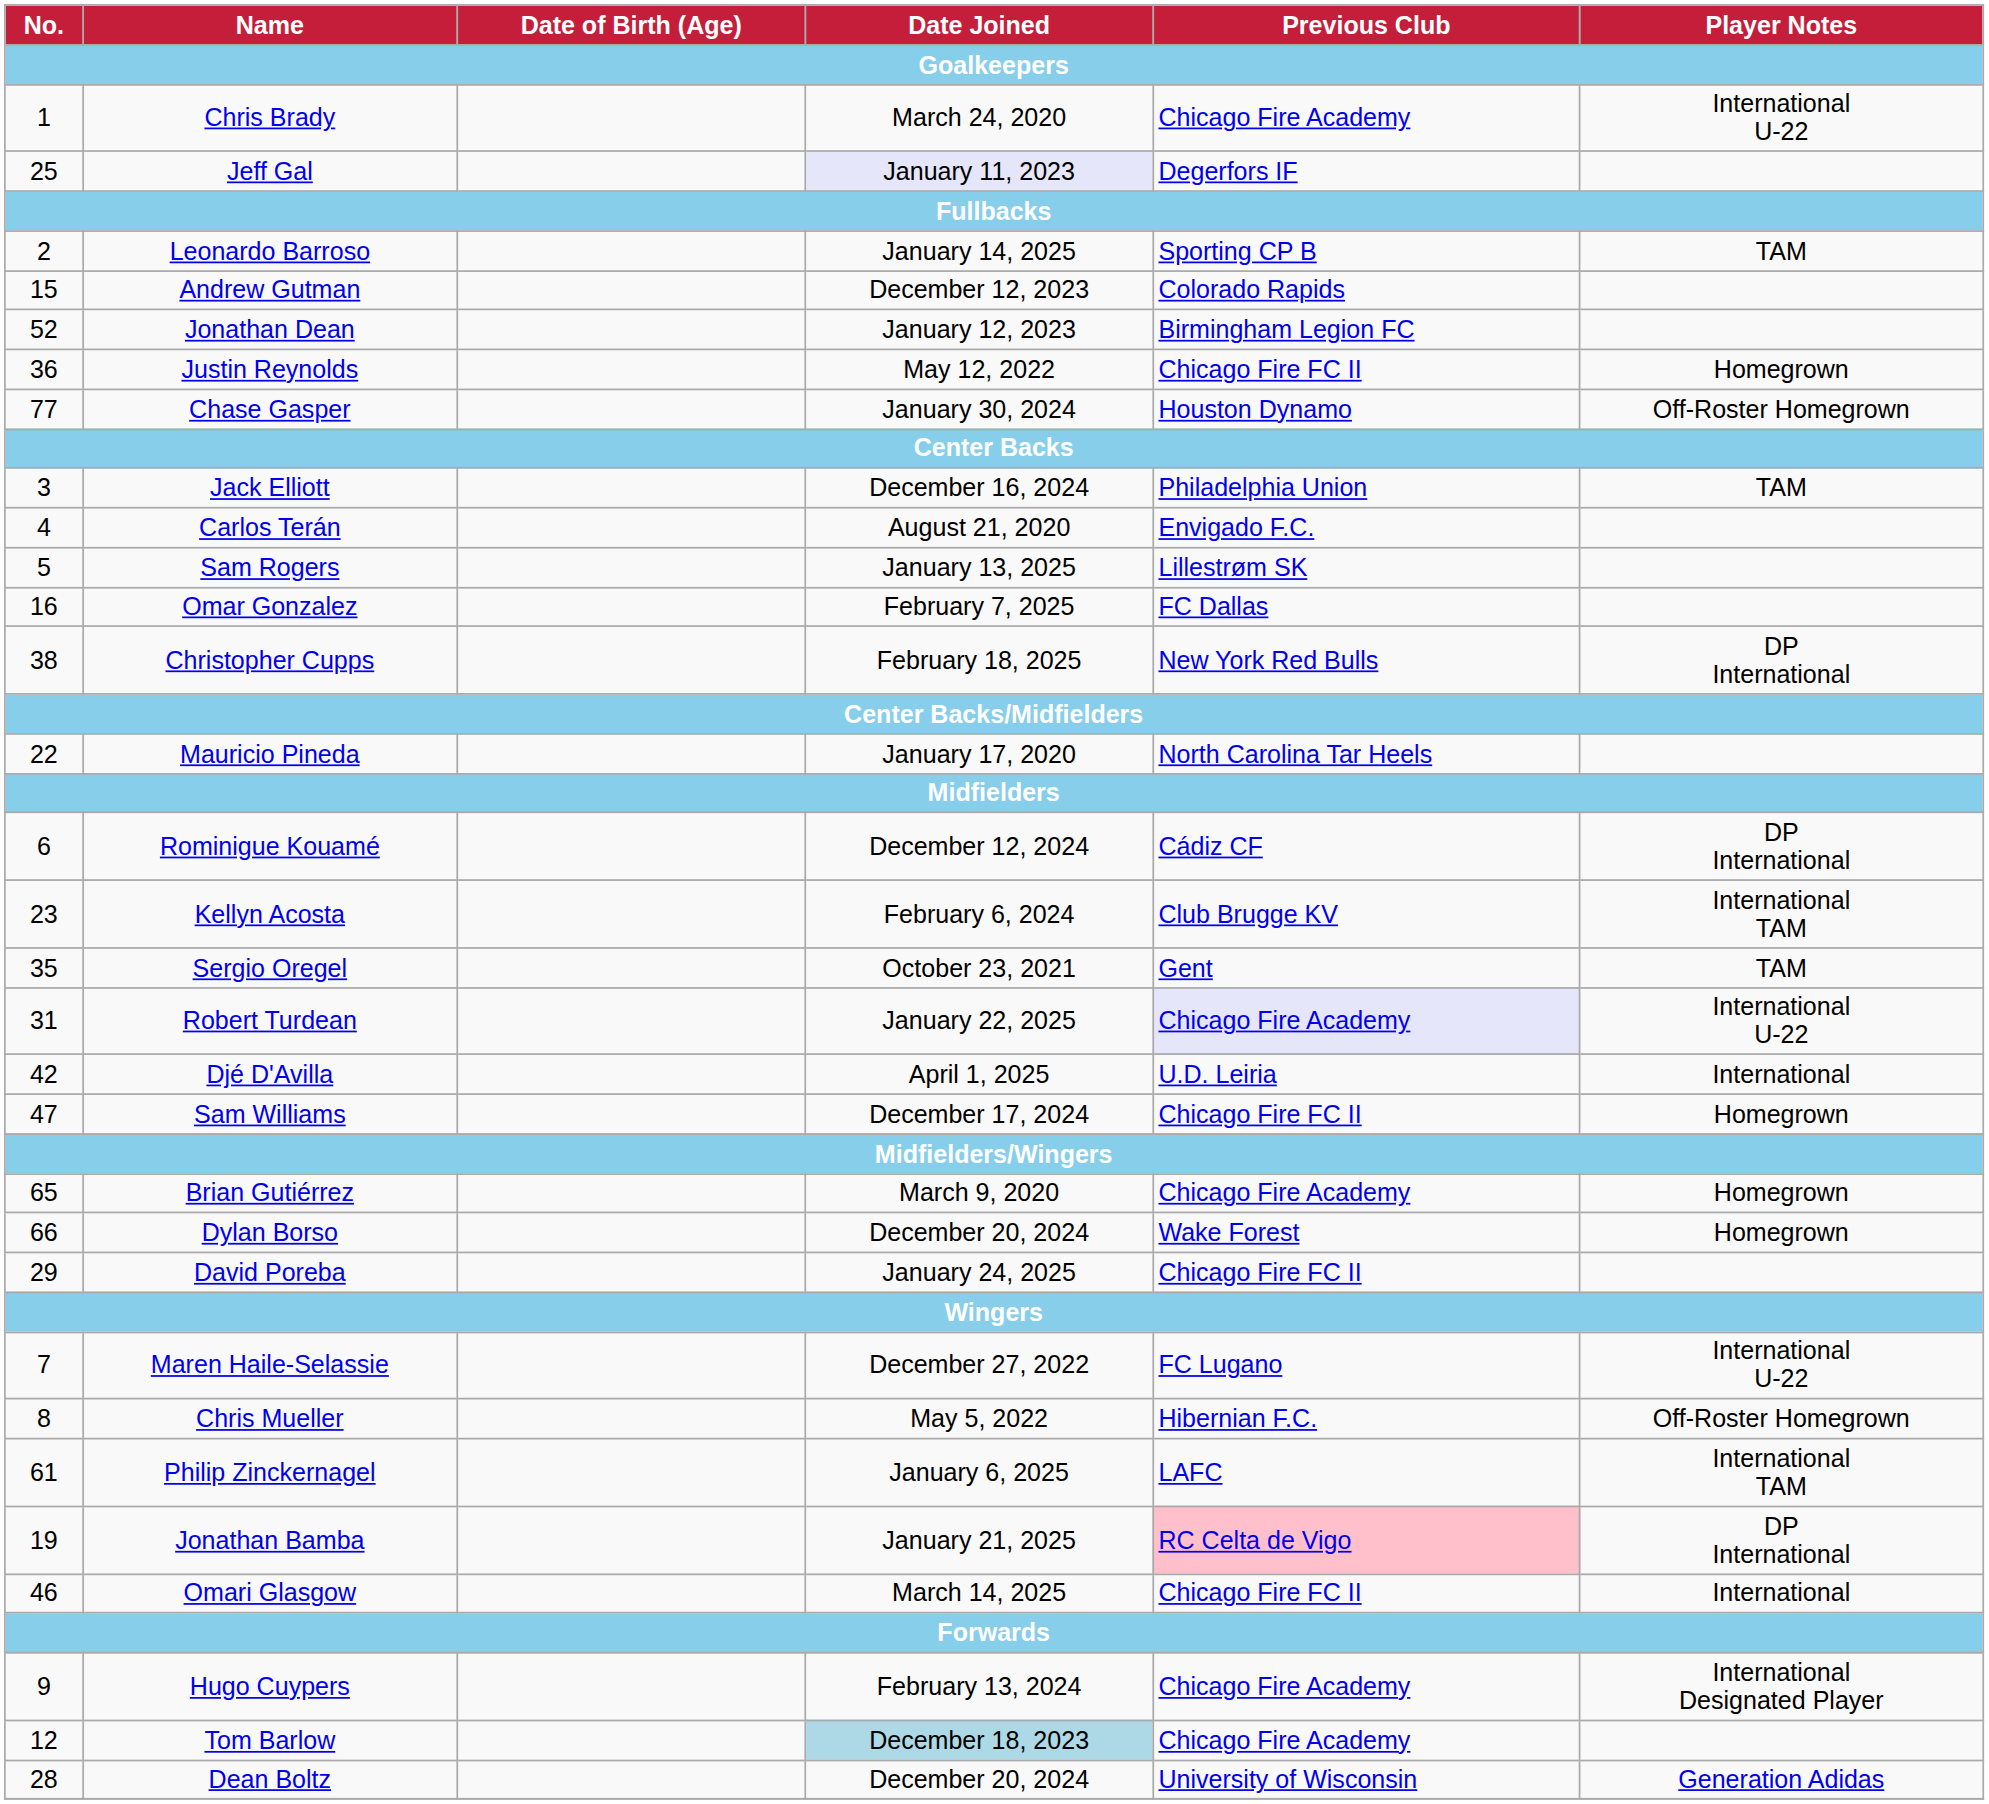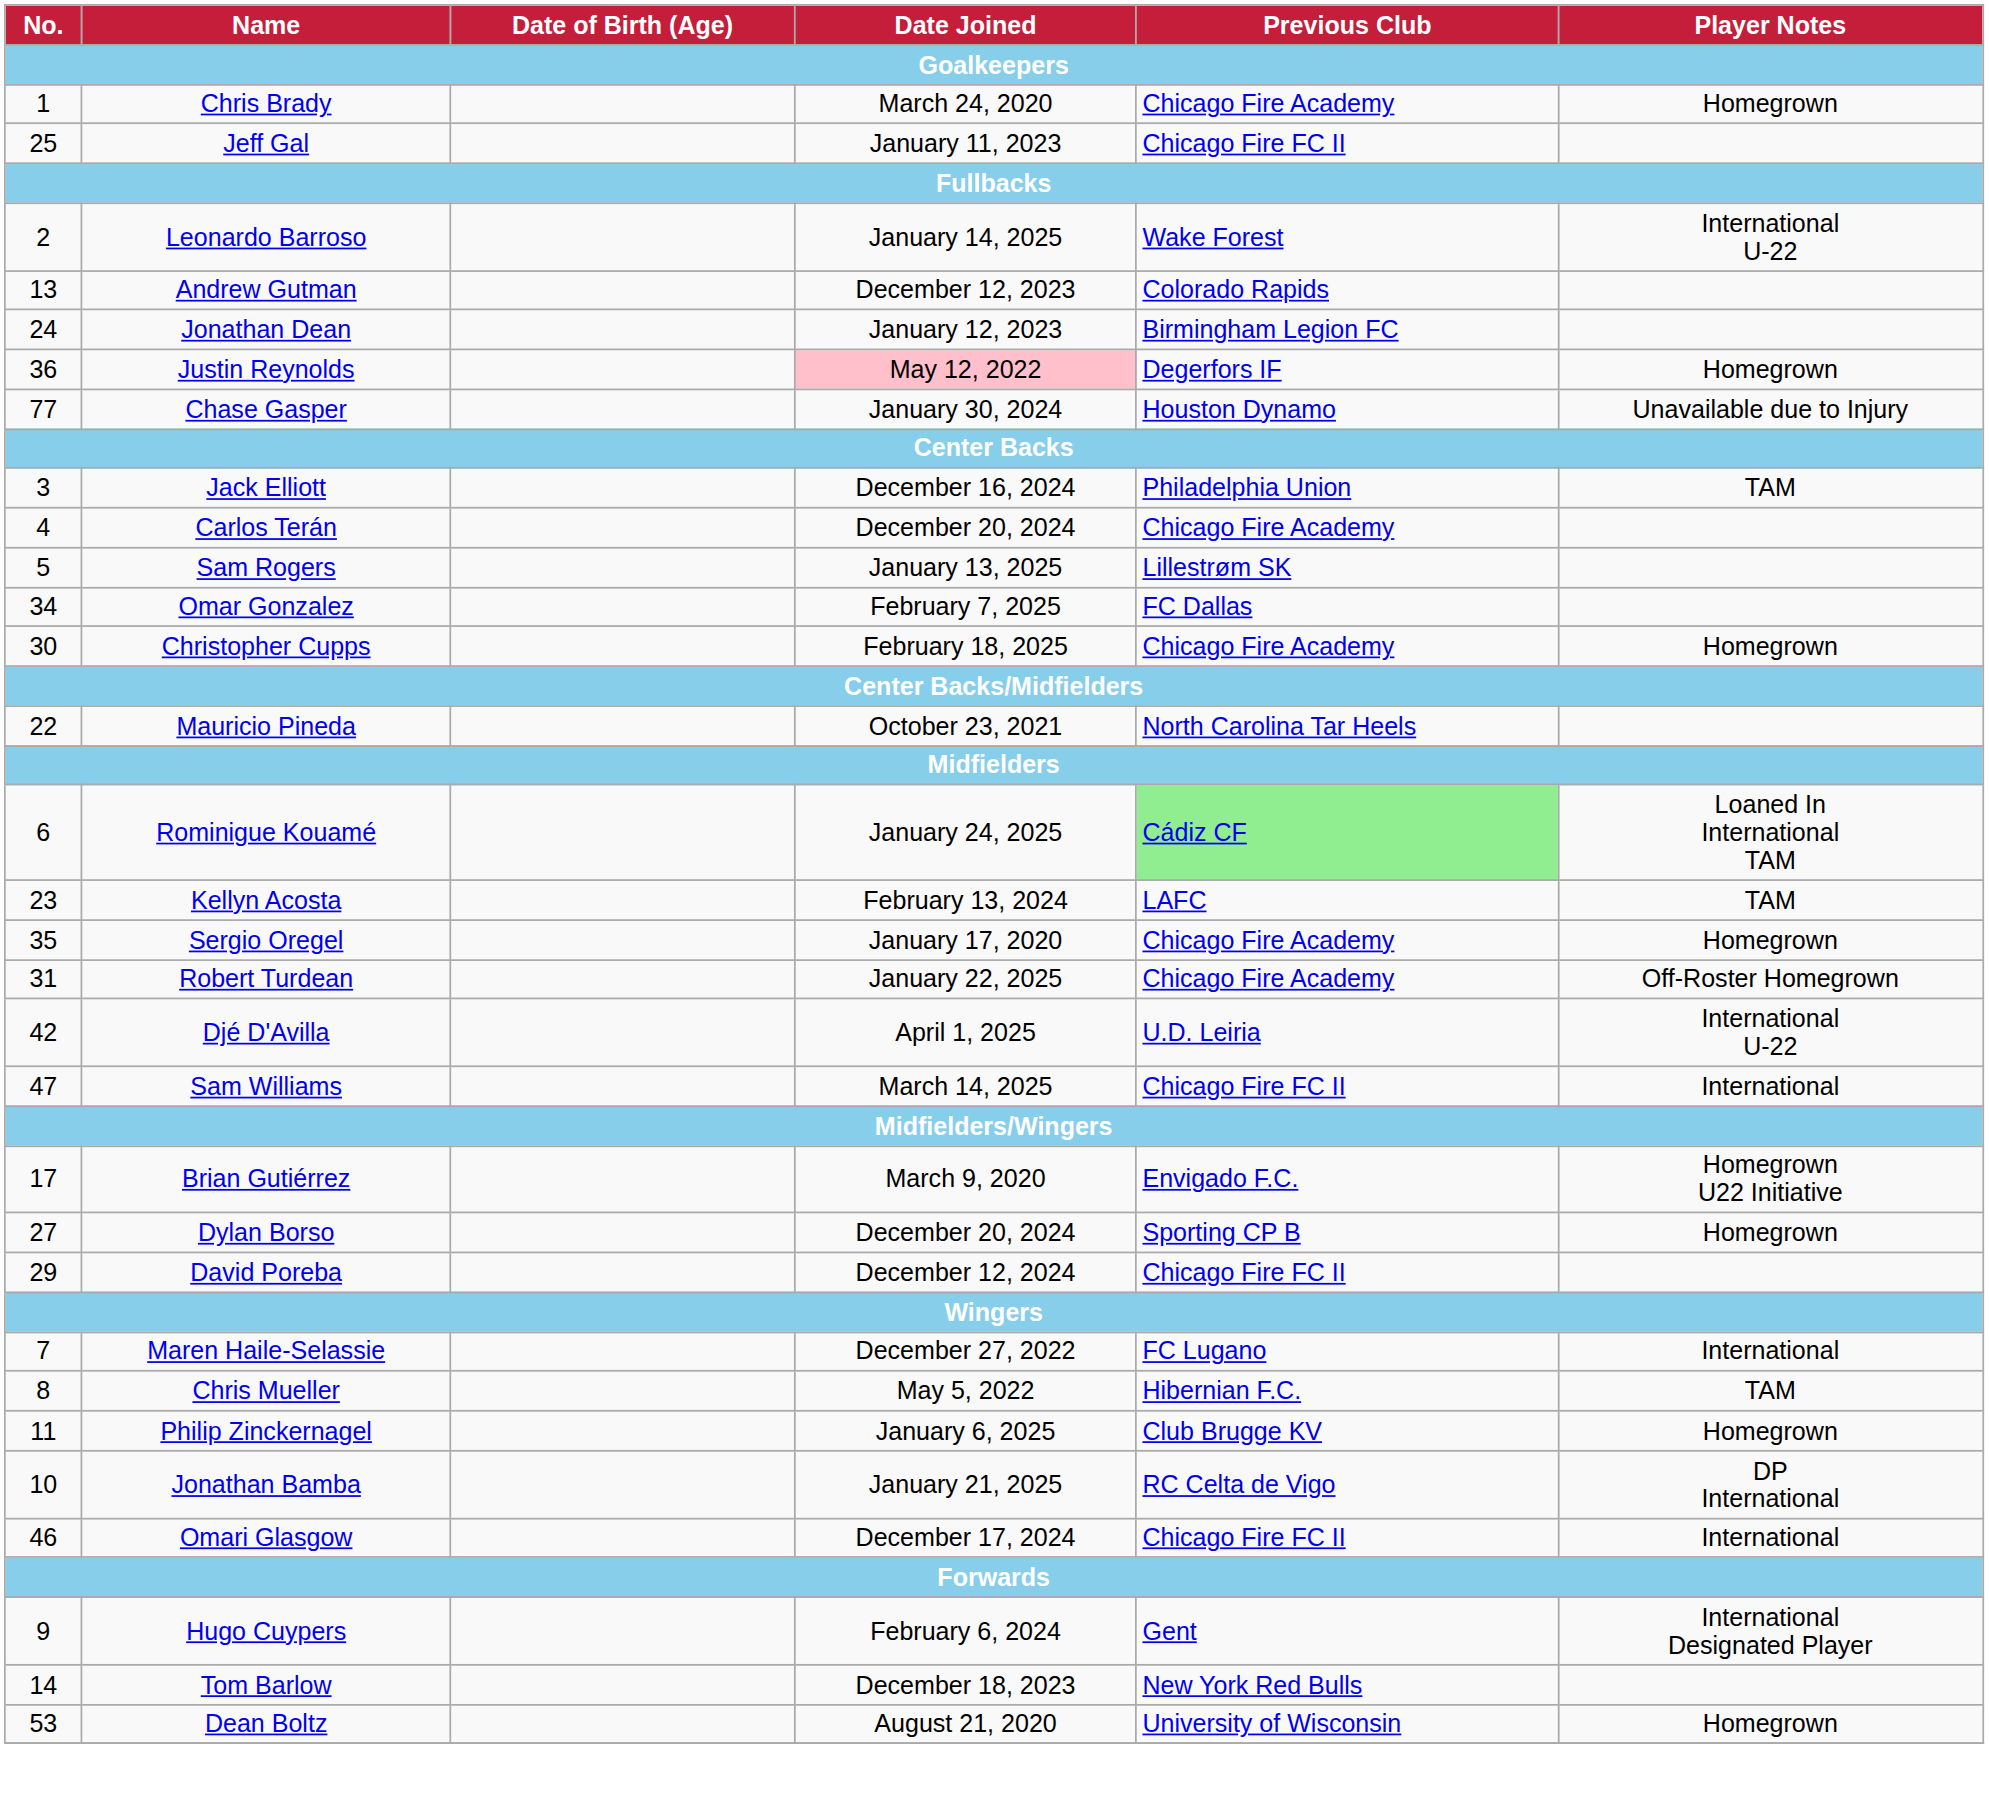(1781, 118) International U-22 -> (1770, 104) Homegrown
(979, 172) lavender background -> (966, 144) no background
(1228, 172) Degerfors IF -> (1244, 144) Chicago Fire FC II
(1238, 251) Sporting CP B -> (1213, 237) Wake Forest
(1781, 251) TAM -> (1770, 237) International U-22
(44, 290) 15 -> (43, 290) 13
(44, 330) 52 -> (43, 330) 24
(979, 370) no background -> (966, 370) pink background
(1260, 370) Chicago Fire FC II -> (1212, 370) Degerfors IF
(1781, 409) Off-Roster Homegrown -> (1770, 409) Unavailable due to Injury
(979, 528) August 21, 2020 -> (966, 528) December 20, 2024
(1236, 528) Envigado F.C. -> (1268, 528) Chicago Fire Academy
(44, 607) 16 -> (43, 607) 34
(44, 661) 38 -> (43, 647) 30
(1268, 661) New York Red Bulls -> (1268, 647) Chicago Fire Academy
(1781, 661) DP International -> (1770, 647) Homegrown
(979, 754) January 17, 2020 -> (966, 726) October 23, 2021
(979, 847) December 12, 2024 -> (966, 833) January 24, 2025
(1211, 847) no background -> (1195, 833) lightgreen background
(1781, 847) DP International -> (1770, 833) Loaned In International TAM
(979, 914) February 6, 2024 -> (966, 900) February 13, 2024
(1248, 914) Club Brugge KV -> (1174, 900) LAFC
(1781, 914) International TAM -> (1770, 900) TAM
(979, 968) October 23, 2021 -> (966, 940) January 17, 2020
(1186, 968) Gent -> (1268, 940) Chicago Fire Academy
(1781, 968) TAM -> (1770, 940) Homegrown
(1284, 1021) lavender background -> (1268, 979) no background
(1781, 1021) International U-22 -> (1770, 979) Off-Roster Homegrown
(1781, 1075) International -> (1770, 1033) International U-22
(979, 1114) December 17, 2024 -> (966, 1086) March 14, 2025
(1781, 1114) Homegrown -> (1770, 1086) International
(44, 1193) 65 -> (43, 1180) 17
(1284, 1193) Chicago Fire Academy -> (1220, 1180) Envigado F.C.
(1781, 1193) Homegrown -> (1770, 1180) Homegrown U22 Initiative
(44, 1233) 66 -> (43, 1233) 27
(1229, 1233) Wake Forest -> (1222, 1233) Sporting CP B
(979, 1273) January 24, 2025 -> (966, 1273) December 12, 2024
(1781, 1366) International U-22 -> (1770, 1352) International
(1781, 1419) Off-Roster Homegrown -> (1770, 1391) TAM
(44, 1473) 61 -> (43, 1431) 11
(1190, 1473) LAFC -> (1232, 1431) Club Brugge KV
(1781, 1473) International TAM -> (1770, 1431) Homegrown
(44, 1540) 19 -> (43, 1484) 10
(1255, 1540) pink background -> (1239, 1484) no background
(979, 1594) March 14, 2025 -> (966, 1538) December 17, 2024
(979, 1687) February 13, 2024 -> (966, 1631) February 6, 2024
(1284, 1687) Chicago Fire Academy -> (1170, 1631) Gent
(44, 1740) 12 -> (43, 1685) 14
(979, 1740) lightblue background -> (966, 1685) no background
(1284, 1740) Chicago Fire Academy -> (1252, 1685) New York Red Bulls
(44, 1780) 28 -> (43, 1724) 53
(979, 1780) December 20, 2024 -> (966, 1724) August 21, 2020
(1781, 1780) Generation Adidas -> (1770, 1724) Homegrown
